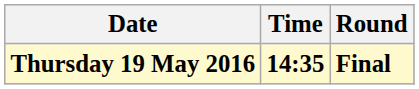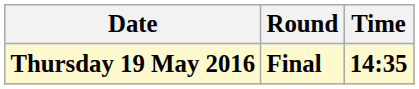columns swapped: (295, 24) <-> (372, 24)
